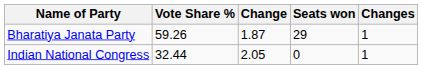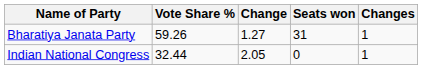(253, 34) 1.87 -> (253, 34) 1.27
(300, 34) 29 -> (300, 34) 31
